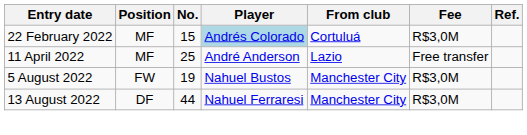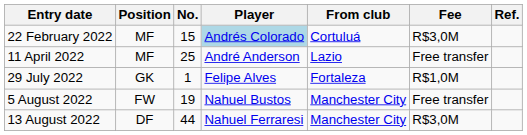+ row: (45, 78)
(436, 78) R$3,0M -> (450, 99) Free transfer
